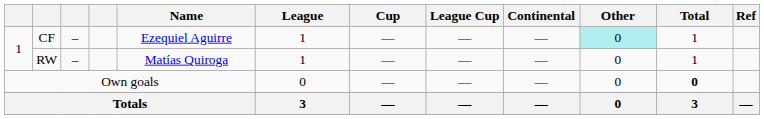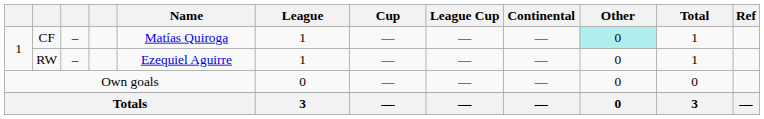(186, 37) Ezequiel Aguirre -> (186, 37) Matías Quiroga
(186, 59) Matías Quiroga -> (186, 59) Ezequiel Aguirre
(694, 81) bold -> (694, 81) normal
